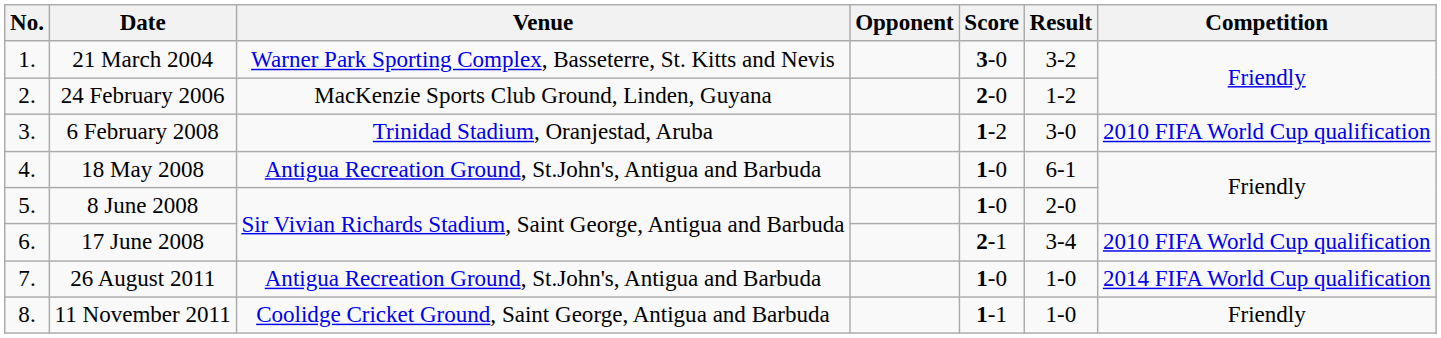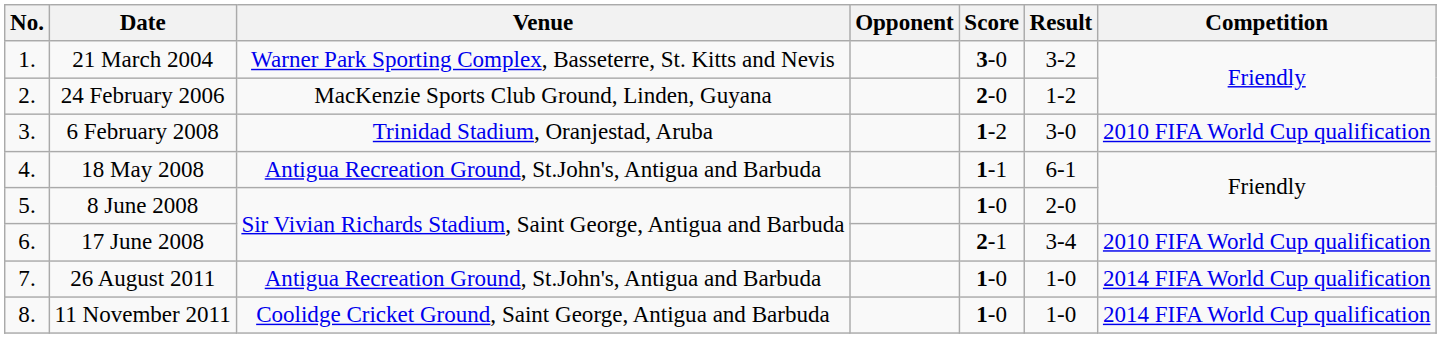(992, 168) 1-0 -> (992, 168) 1-1
(992, 315) 1-1 -> (992, 315) 1-0
(1267, 315) Friendly -> (1267, 315) 2014 FIFA World Cup qualification
